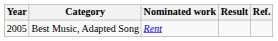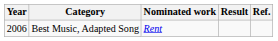(17, 28) 2005 -> (17, 28) 2006
